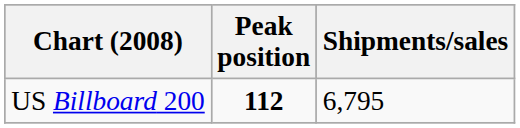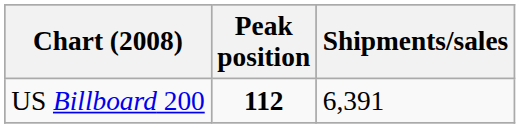(354, 100) 6,795 -> (354, 100) 6,391
